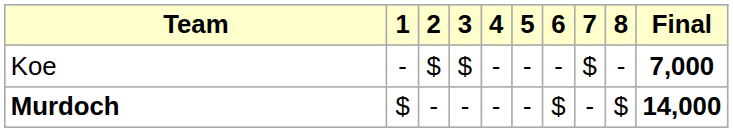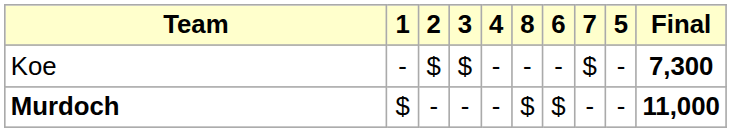columns swapped: (527, 24) <-> (621, 24)
(682, 65) 7,000 -> (681, 65) 7,300
(682, 106) 14,000 -> (681, 106) 11,000
